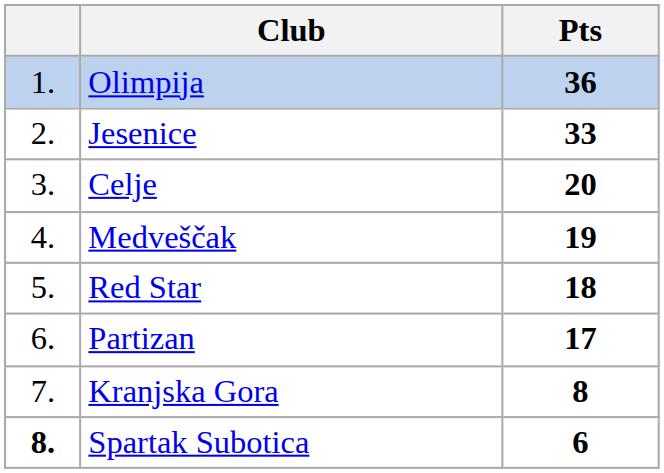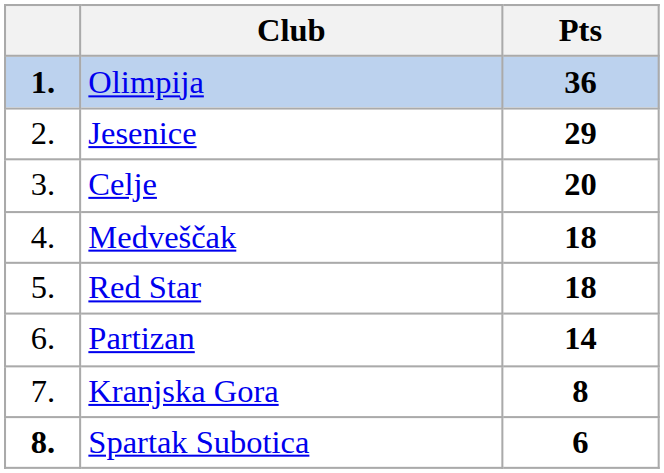(43, 81) normal -> (43, 81) bold
(580, 133) 33 -> (580, 133) 29
(580, 236) 19 -> (580, 236) 18
(580, 339) 17 -> (580, 339) 14
